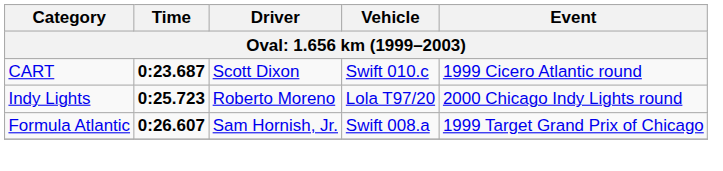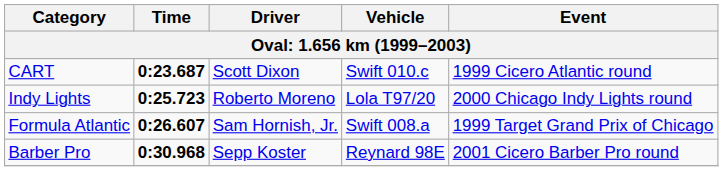+ row: (49, 152)
